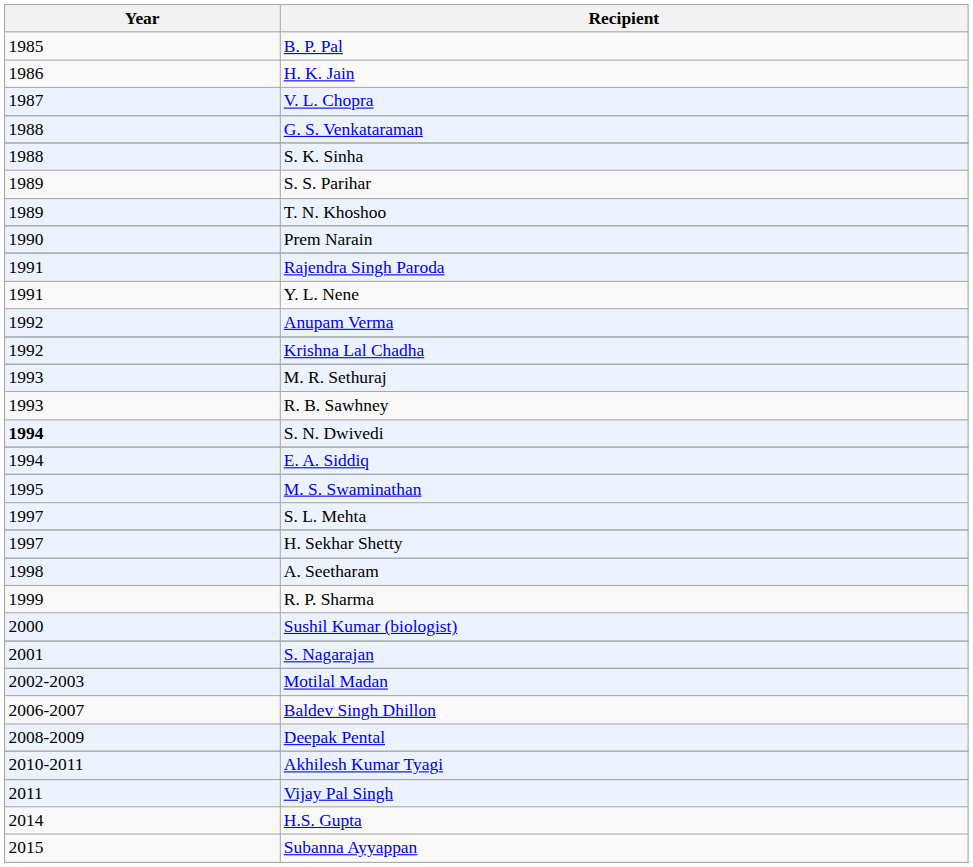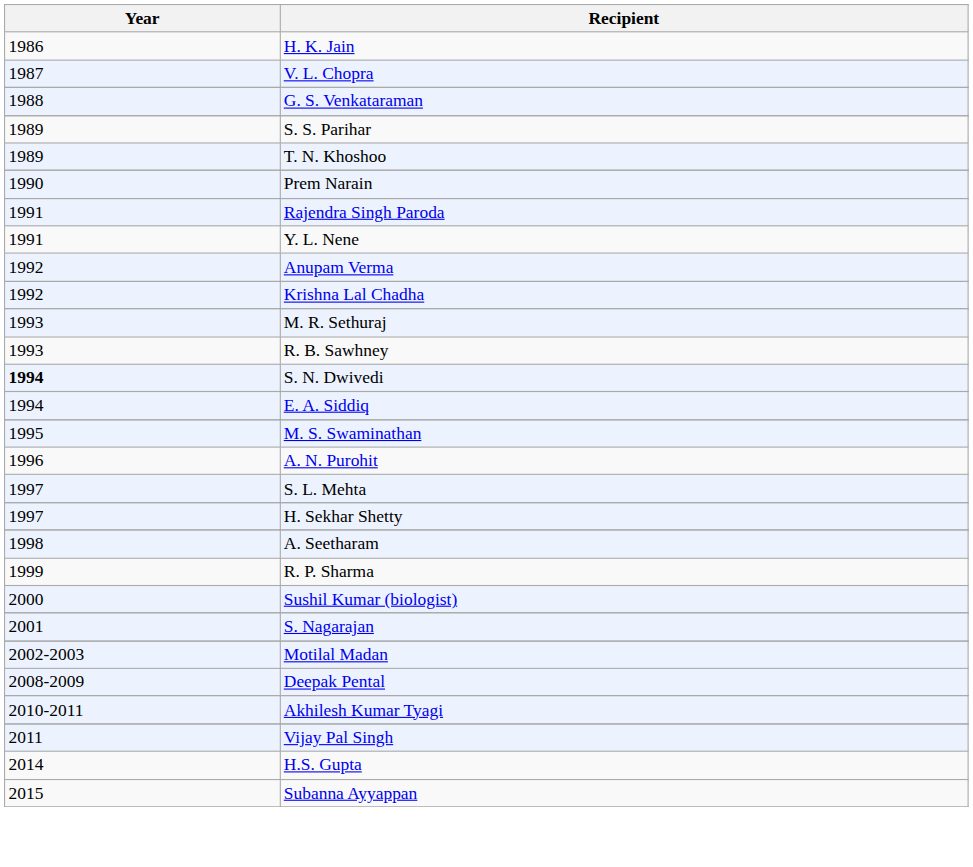- row: (313, 45)
- row: (324, 156)
+ row: (331, 460)
- row: (360, 709)
